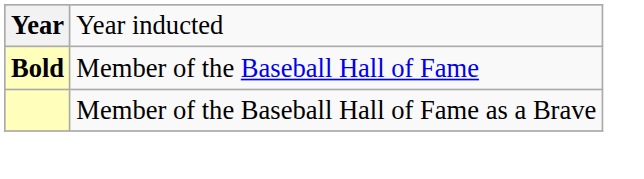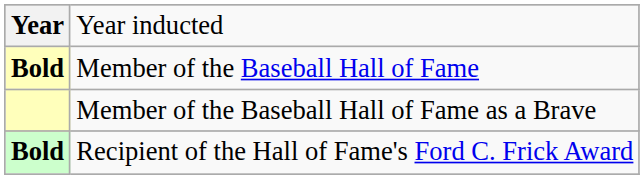+ row: (355, 151)
